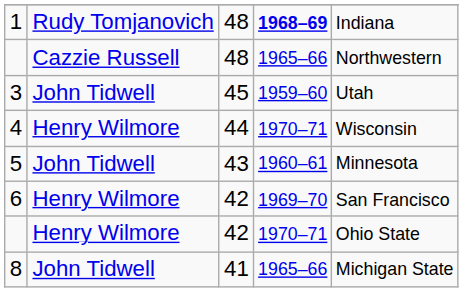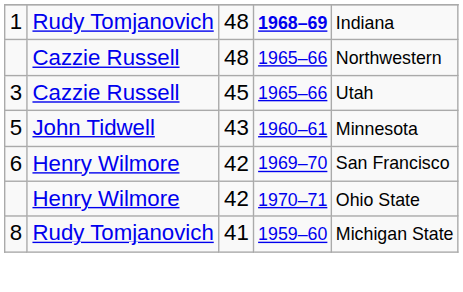(94, 92) John Tidwell -> (106, 92) Cazzie Russell
(293, 93) 1959–60 -> (293, 93) 1965–66
- row: (16, 127)
(94, 269) John Tidwell -> (123, 233) Rudy Tomjanovich
(293, 269) 1965–66 -> (293, 234) 1959–60
